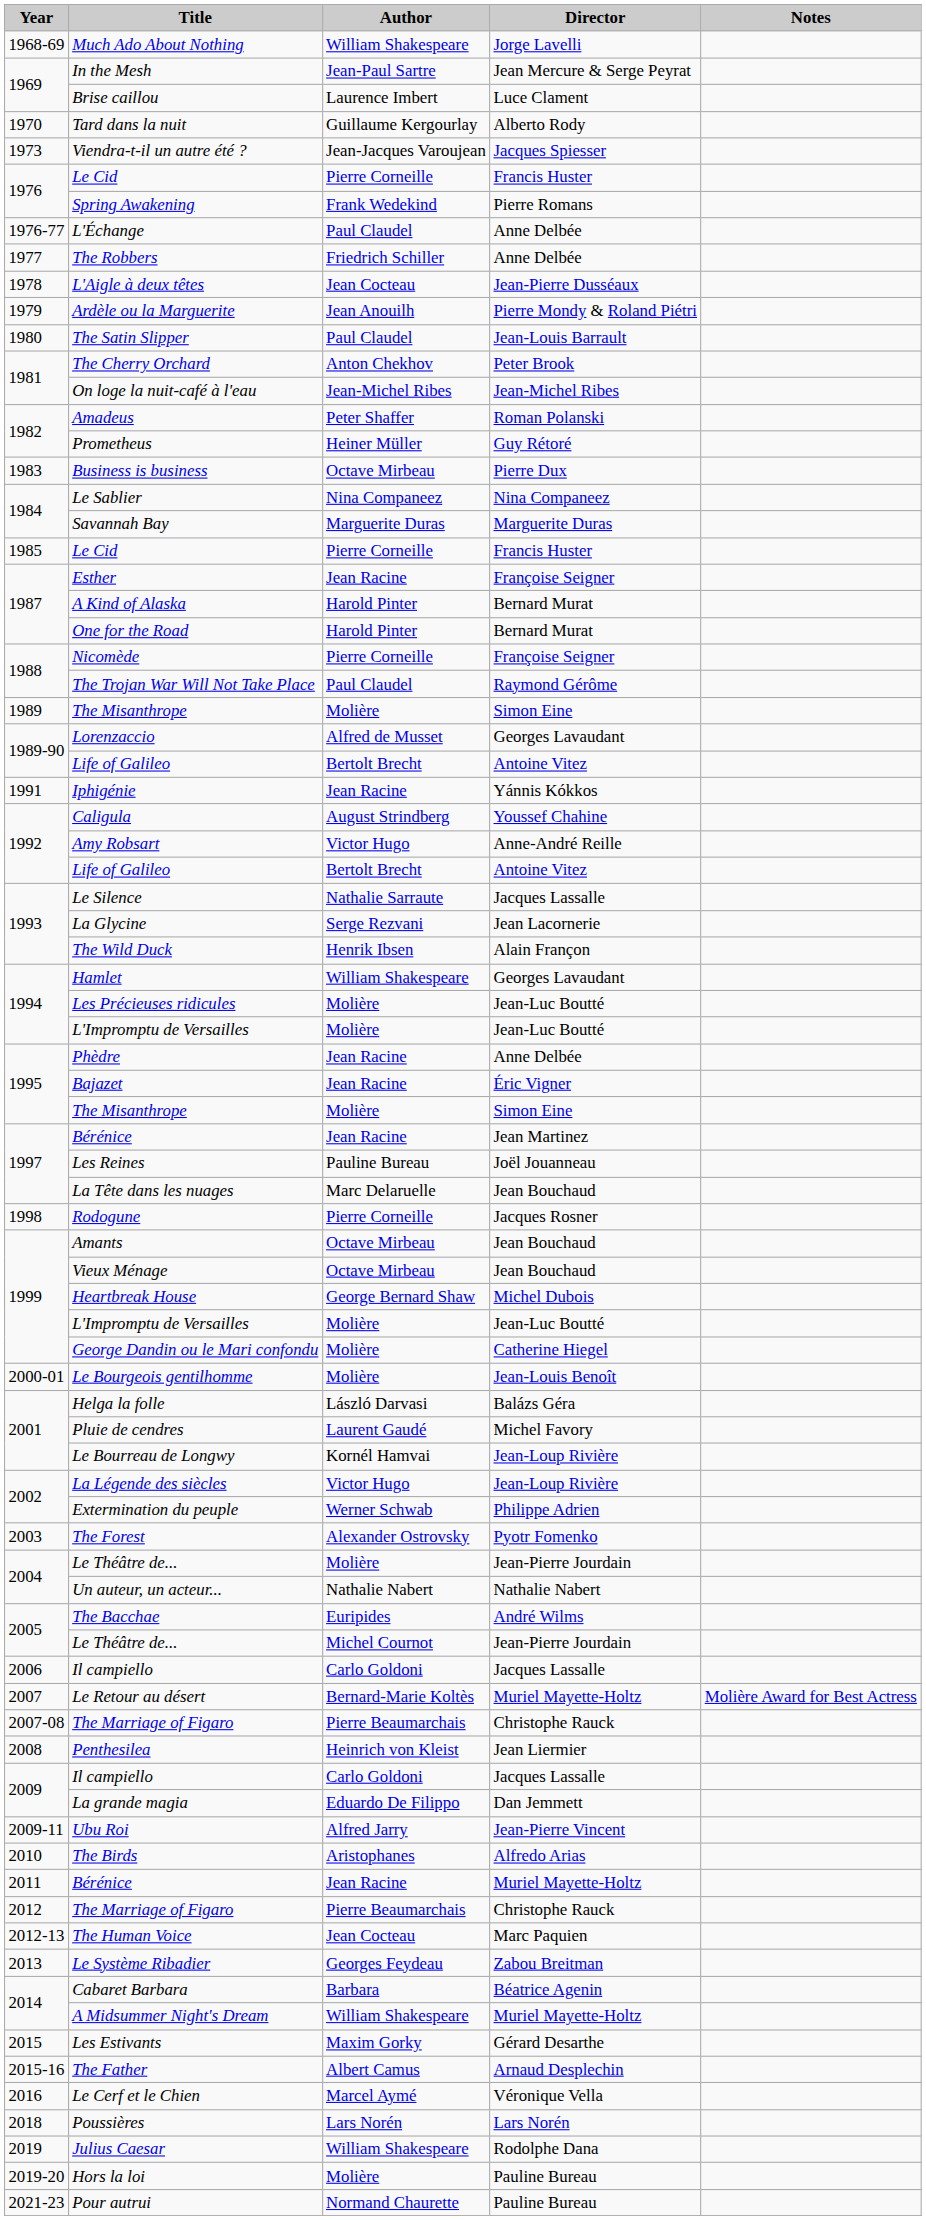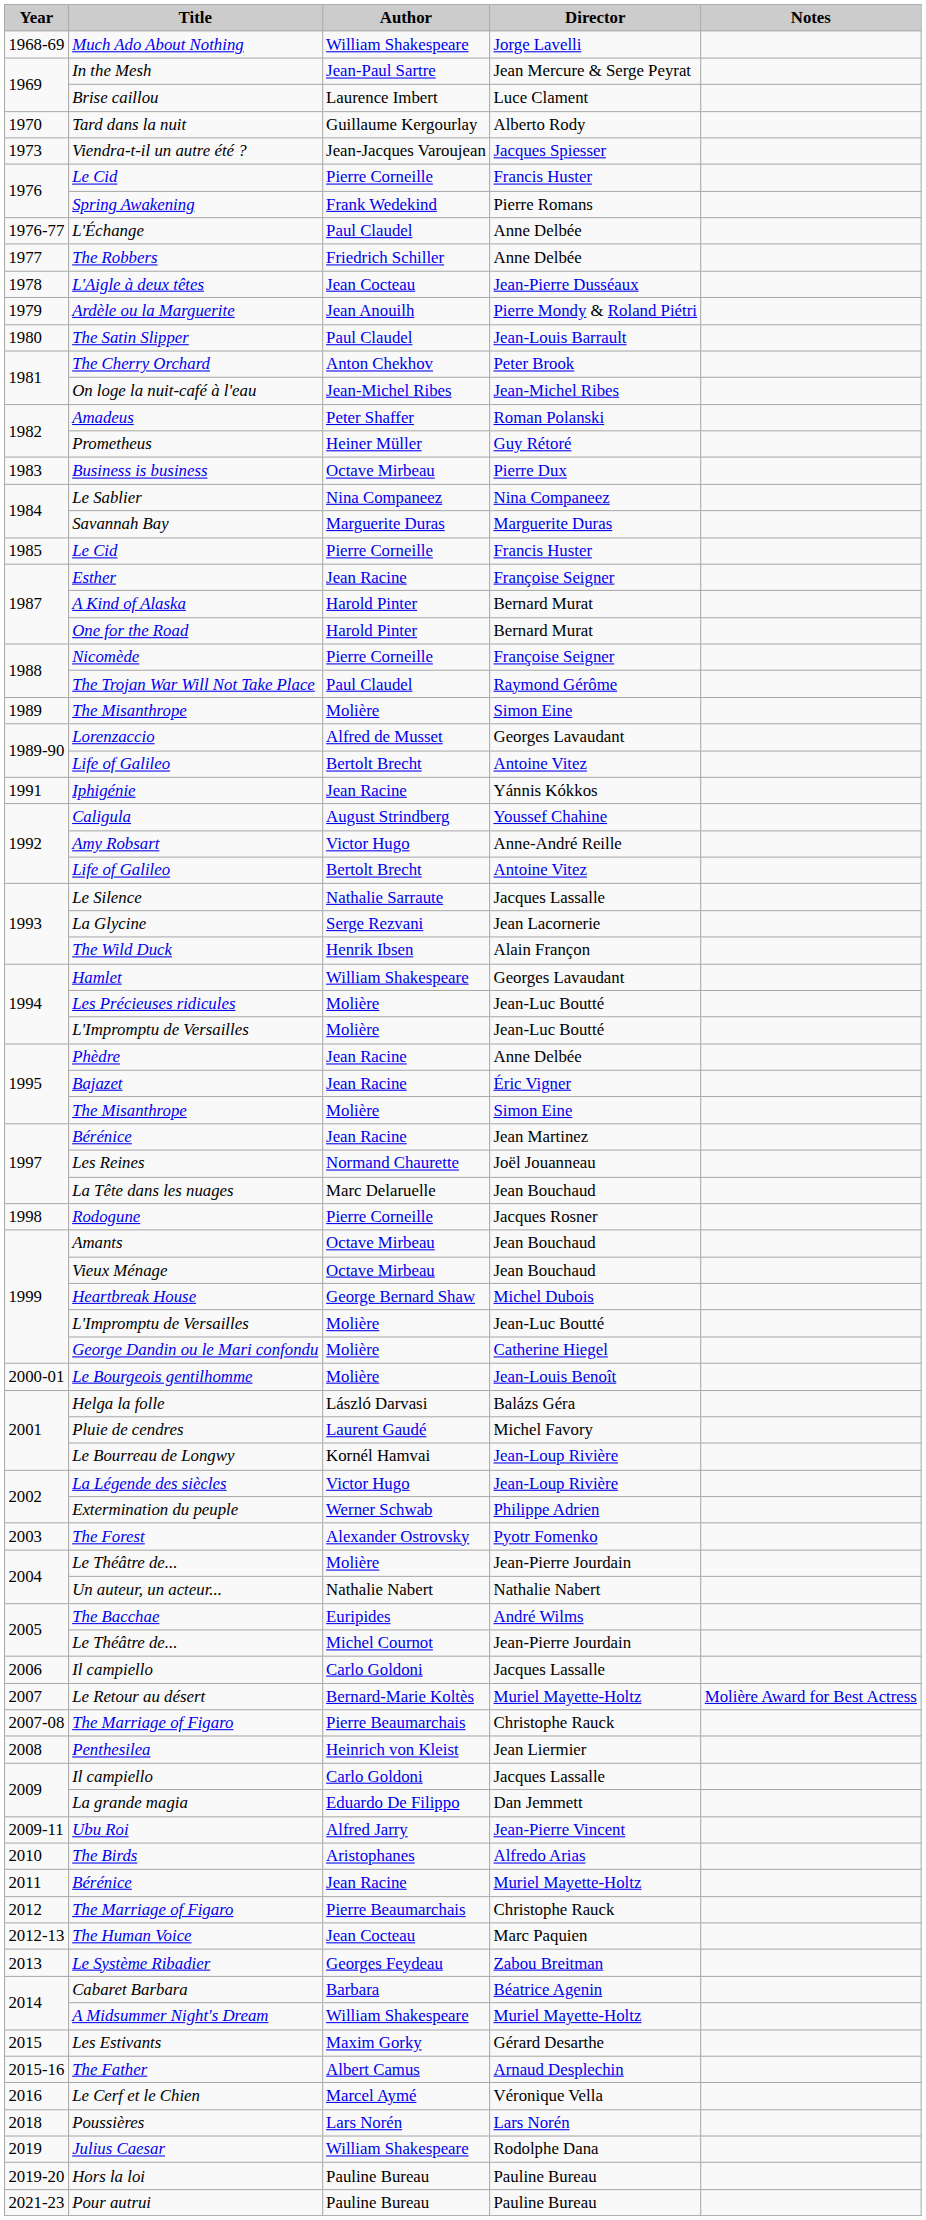(378, 1163) Pauline Bureau -> (393, 1163) Normand Chaurette
(353, 2175) Molière -> (378, 2175) Pauline Bureau
(393, 2202) Normand Chaurette -> (378, 2202) Pauline Bureau
